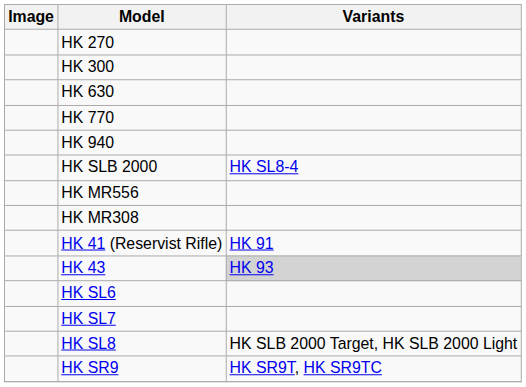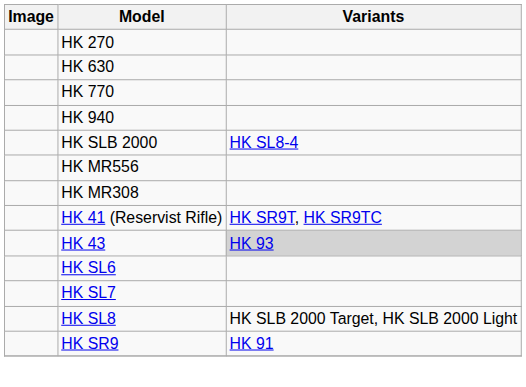- row: (88, 67)
(252, 243) HK 91 -> (306, 218) HK SR9T, HK SR9TC
(306, 368) HK SR9T, HK SR9TC -> (252, 343) HK 91
